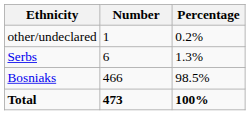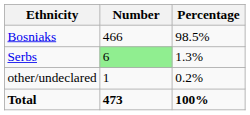rows swapped: (32, 78) <-> (52, 36)
(106, 57) no background -> (106, 57) lightgreen background
